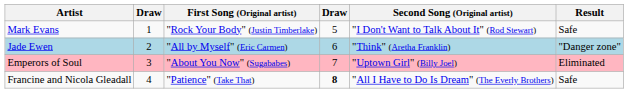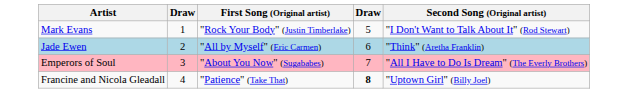- column: (590, 12)
(404, 63) "Uptown Girl" (Billy Joel) -> (486, 63) "All I Have to Do Is Dream" (The Everly Brothers)
(453, 79) "All I Have to Do Is Dream" (The Everly Brothers) -> (438, 79) "Uptown Girl" (Billy Joel)
